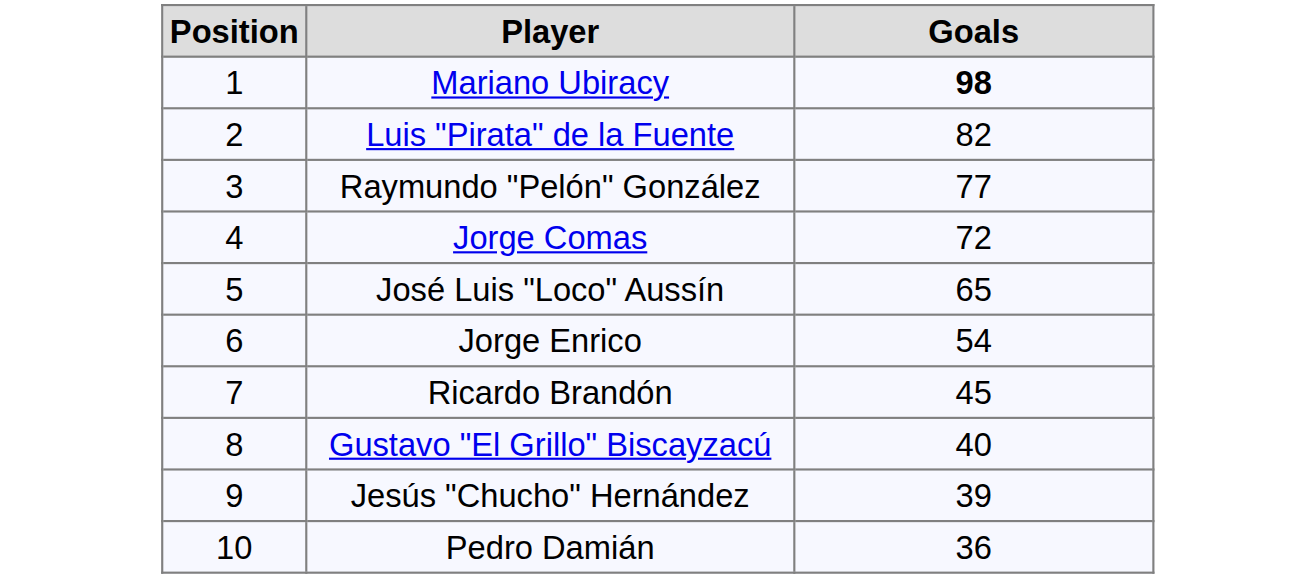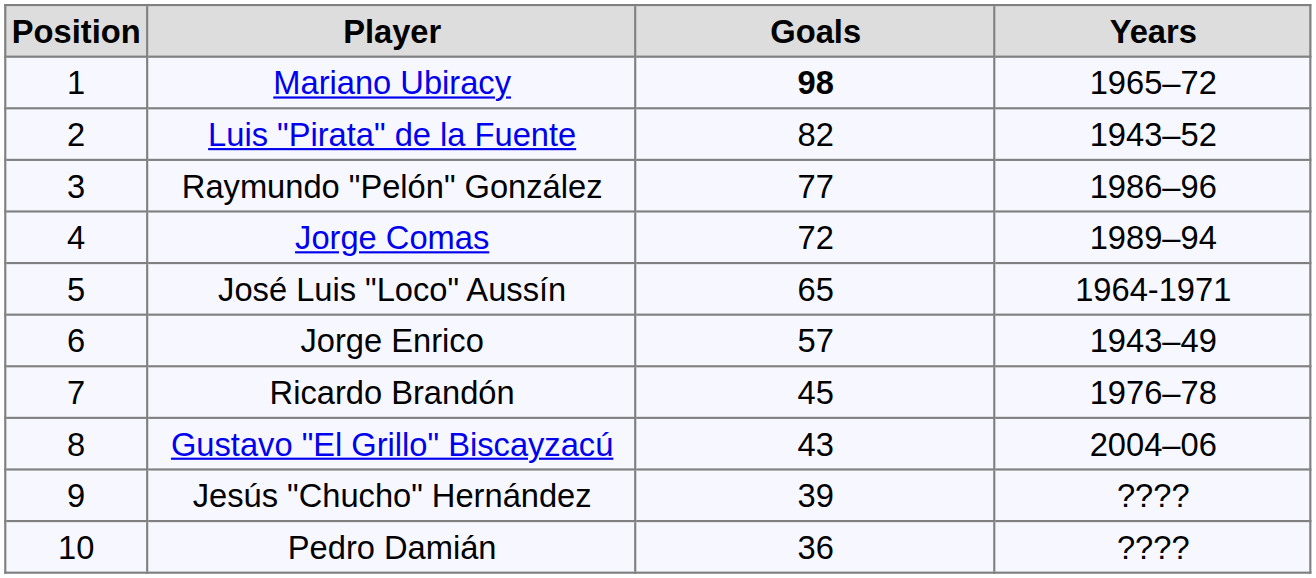+ column: (1153, 31)
(974, 340) 54 -> (816, 340) 57
(974, 444) 40 -> (816, 444) 43
